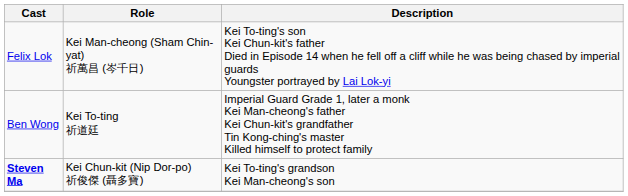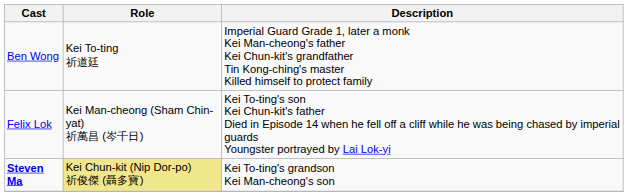rows swapped: (33, 124) <-> (29, 56)
(129, 174) no background -> (129, 174) khaki background
